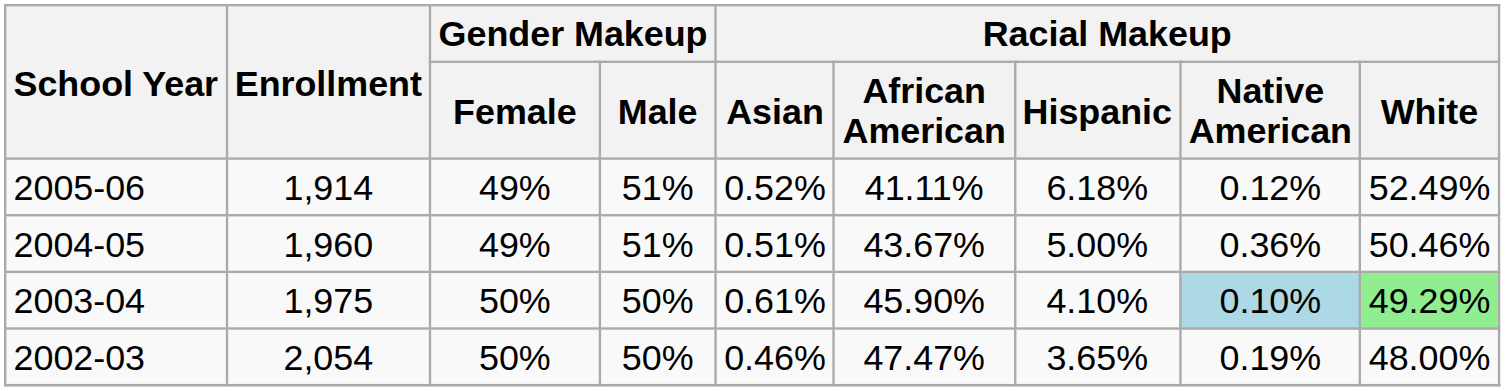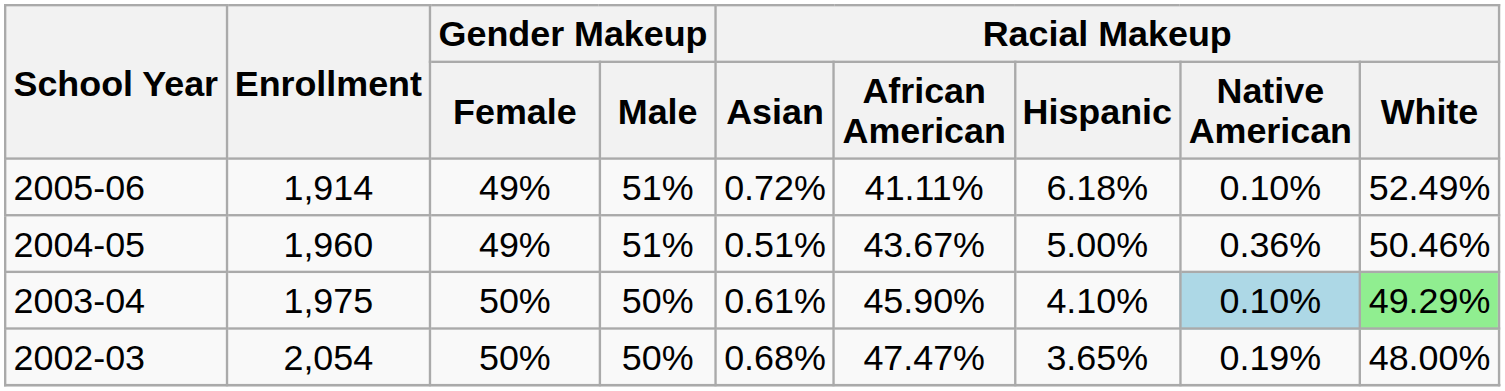(775, 187) 0.52% -> (775, 187) 0.72%
(1270, 187) 0.12% -> (1270, 187) 0.10%
(775, 358) 0.46% -> (775, 358) 0.68%
